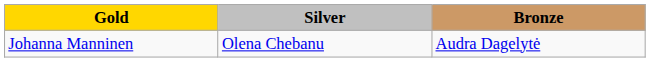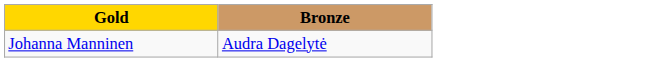- column: (325, 17)
